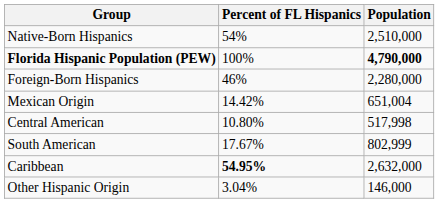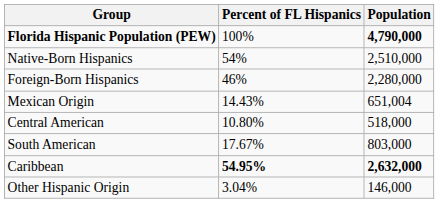rows swapped: (112, 58) <-> (70, 36)
(243, 101) 14.42% -> (243, 101) 14.43%
(390, 123) 517,998 -> (390, 123) 518,000
(390, 144) 802,999 -> (390, 144) 803,000
(395, 166) normal -> (395, 166) bold
